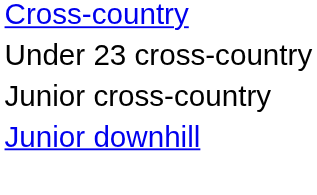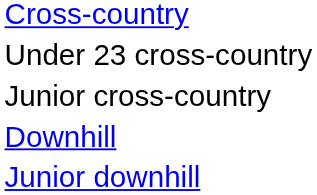+ row: (60, 136)
